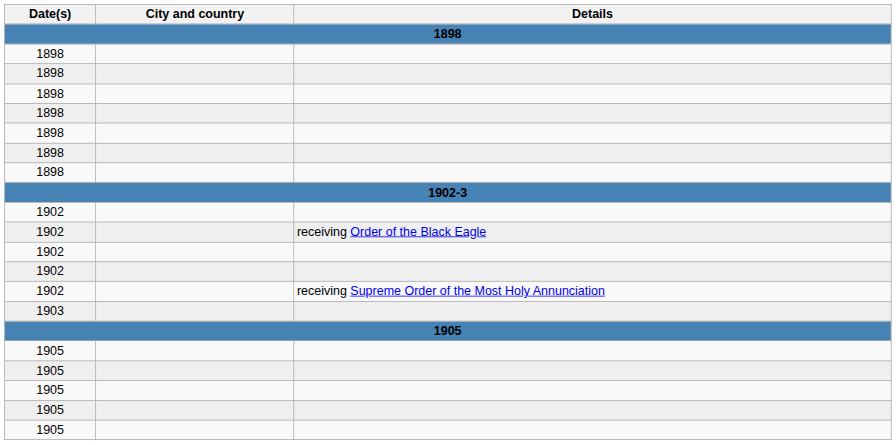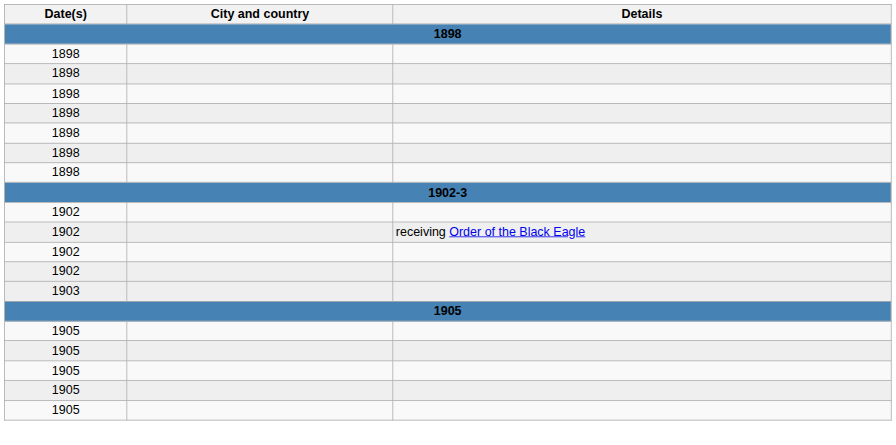- row: (50, 291)
